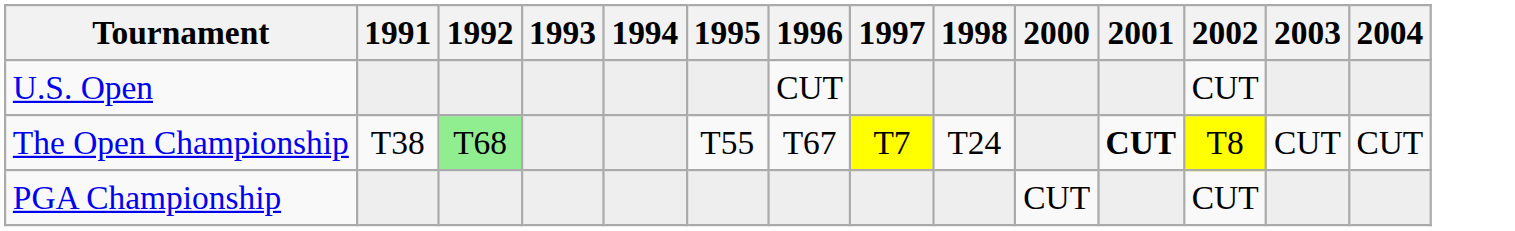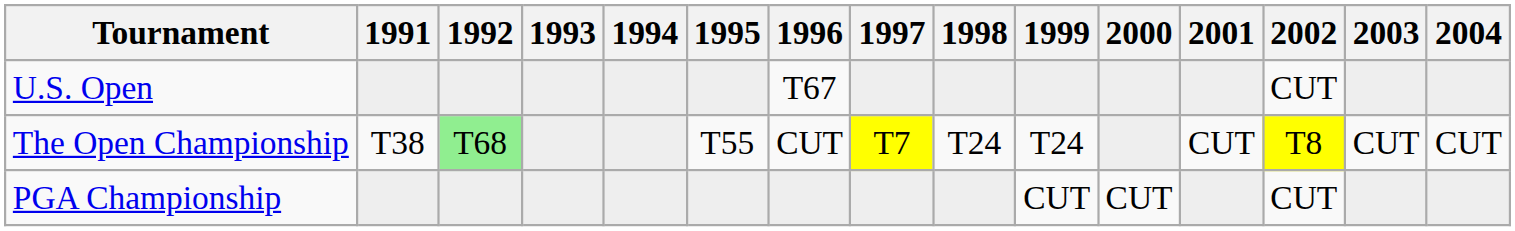+ column: (1057, 32)
(810, 87) CUT -> (810, 87) T67
(810, 142) T67 -> (810, 142) CUT
(1141, 142) bold -> (1221, 142) normal
